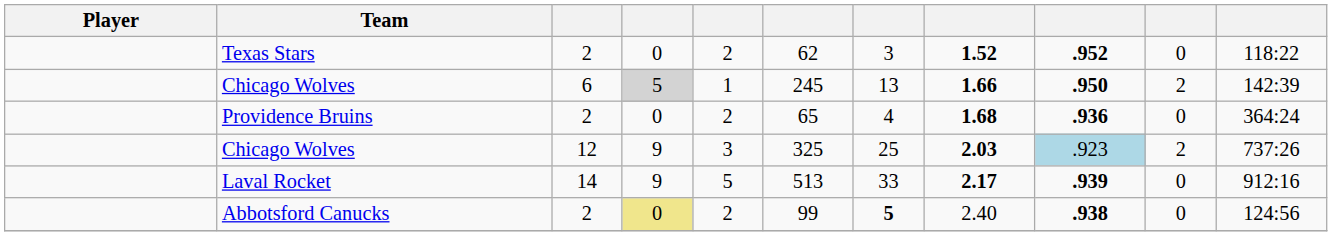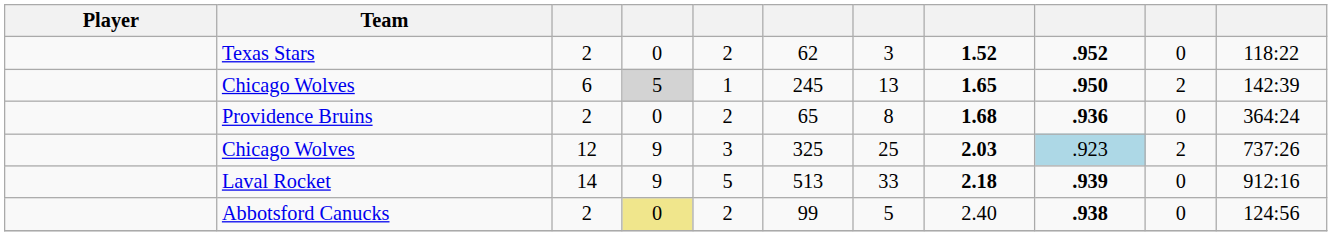(979, 85) 1.66 -> (979, 85) 1.65
(888, 117) 4 -> (888, 117) 8
(979, 181) 2.17 -> (979, 181) 2.18
(888, 213) bold -> (888, 213) normal
